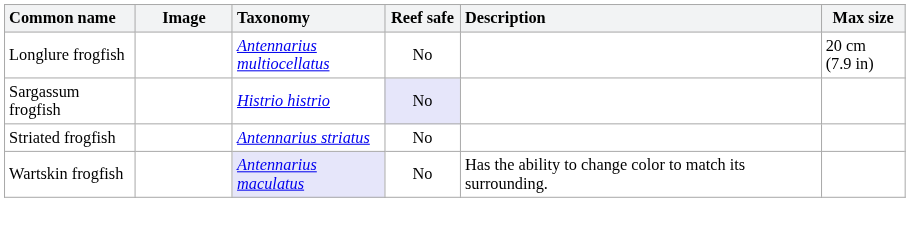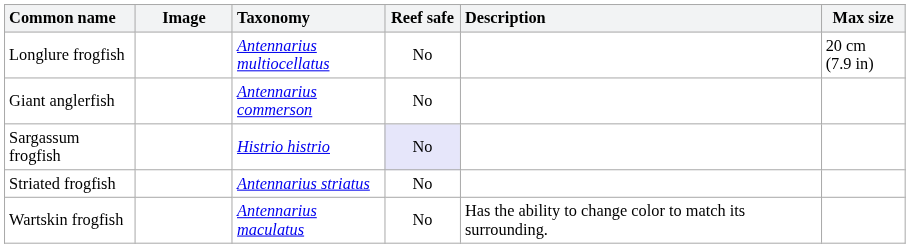+ row: (62, 100)
(277, 174) lavender background -> (277, 220) no background
